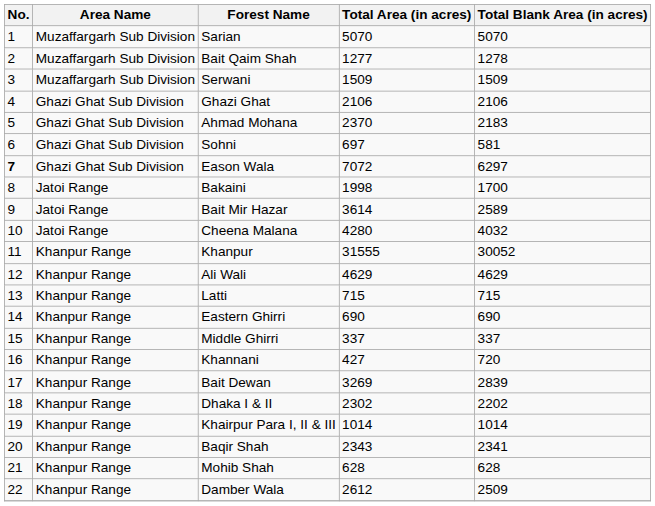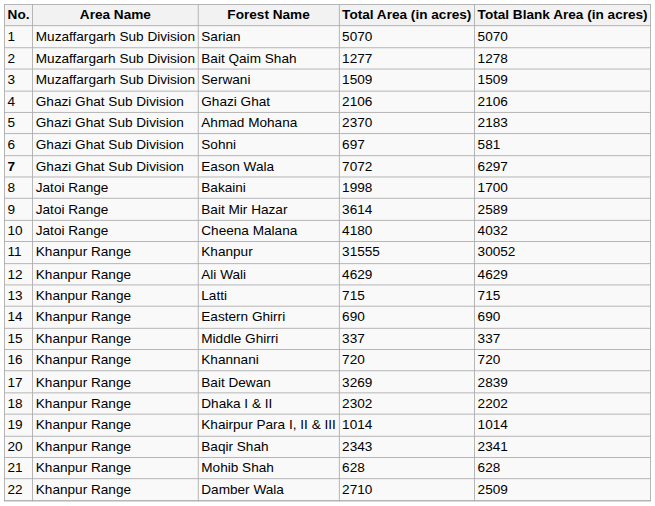(357, 230) 4280 -> (357, 230) 4180
(353, 360) 427 -> (353, 360) 720
(357, 489) 2612 -> (357, 489) 2710
